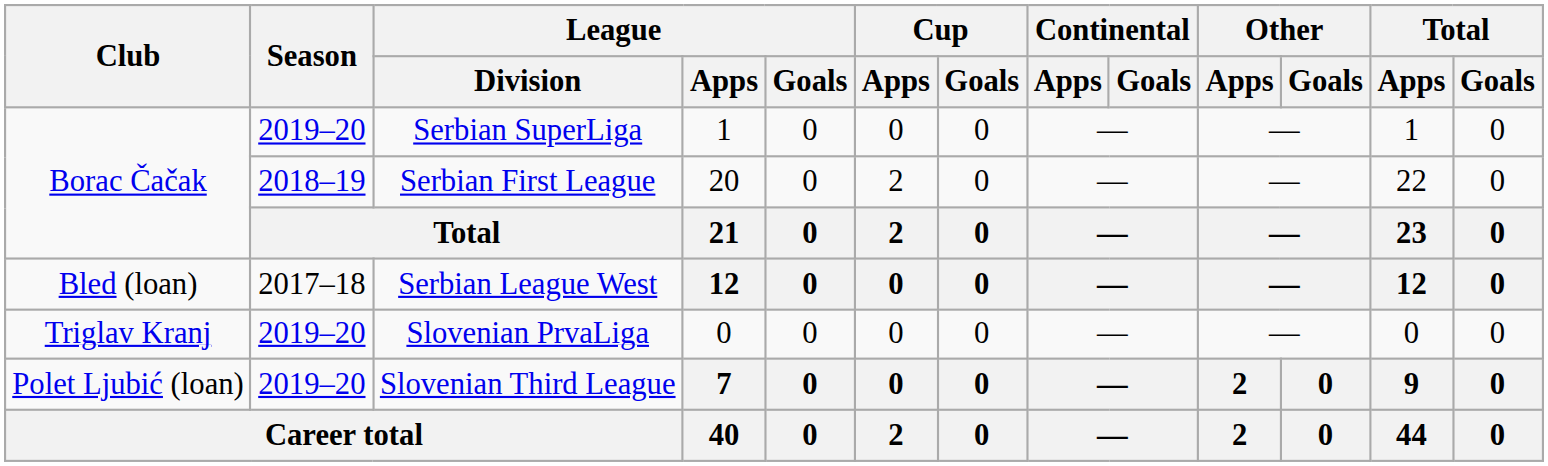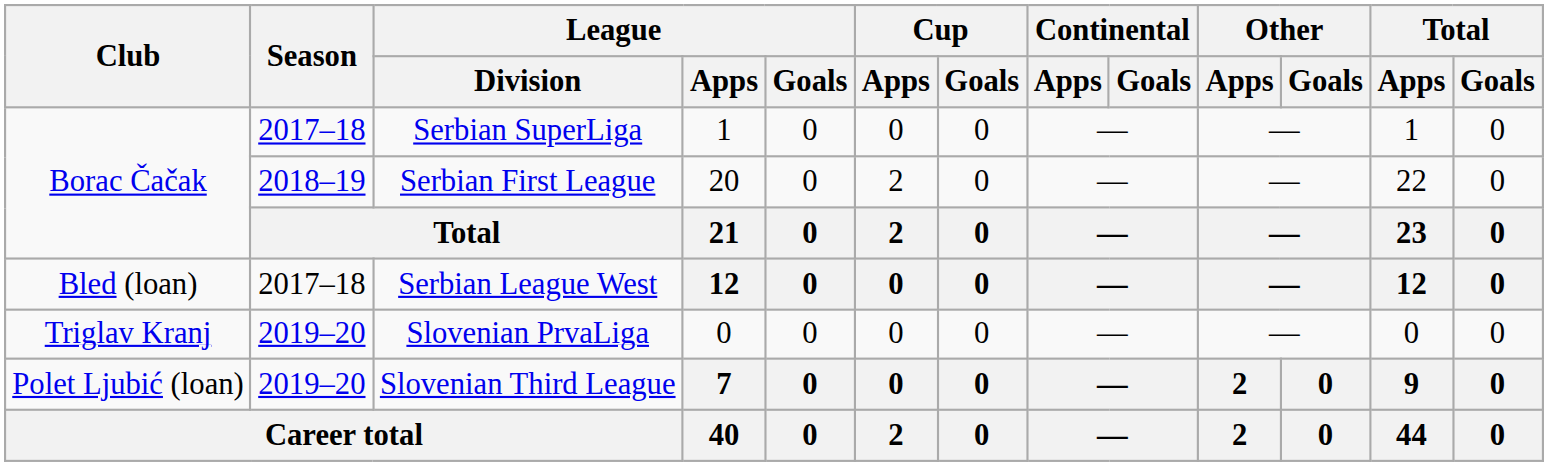(312, 131) 2019–20 -> (312, 131) 2017–18
